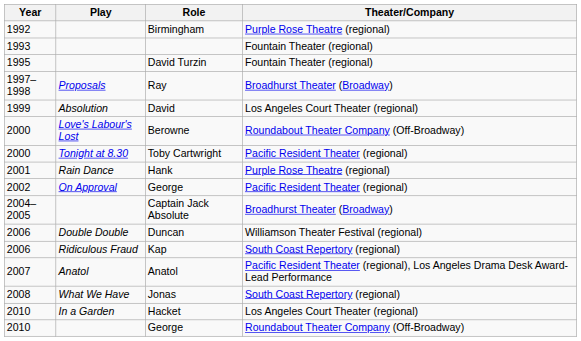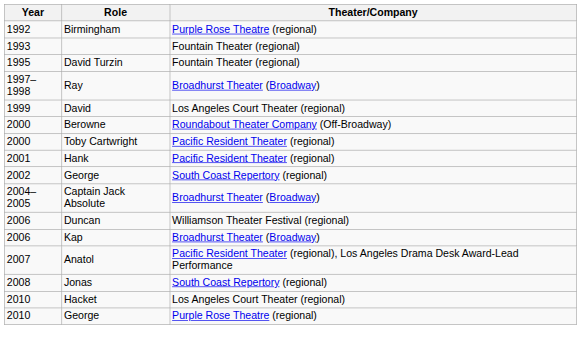- column: (101, 12)
(317, 170) Purple Rose Theatre (regional) -> (253, 158) Pacific Resident Theater (regional)
(326, 187) Pacific Resident Theater (regional) -> (250, 175) South Coast Repertory (regional)
(323, 249) South Coast Repertory (regional) -> (246, 237) Broadhurst Theater (Broadway)
(355, 328) Roundabout Theater Company (Off-Broadway) -> (244, 316) Purple Rose Theatre (regional)
